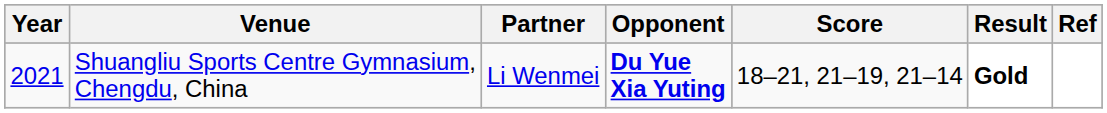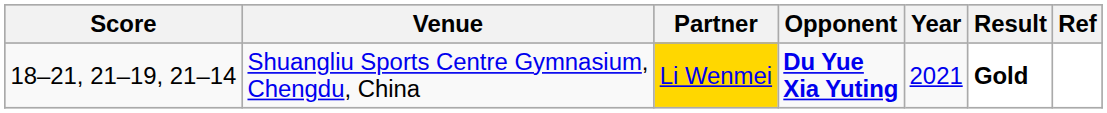columns swapped: (37, 24) <-> (850, 24)
(543, 75) no background -> (716, 75) gold background
